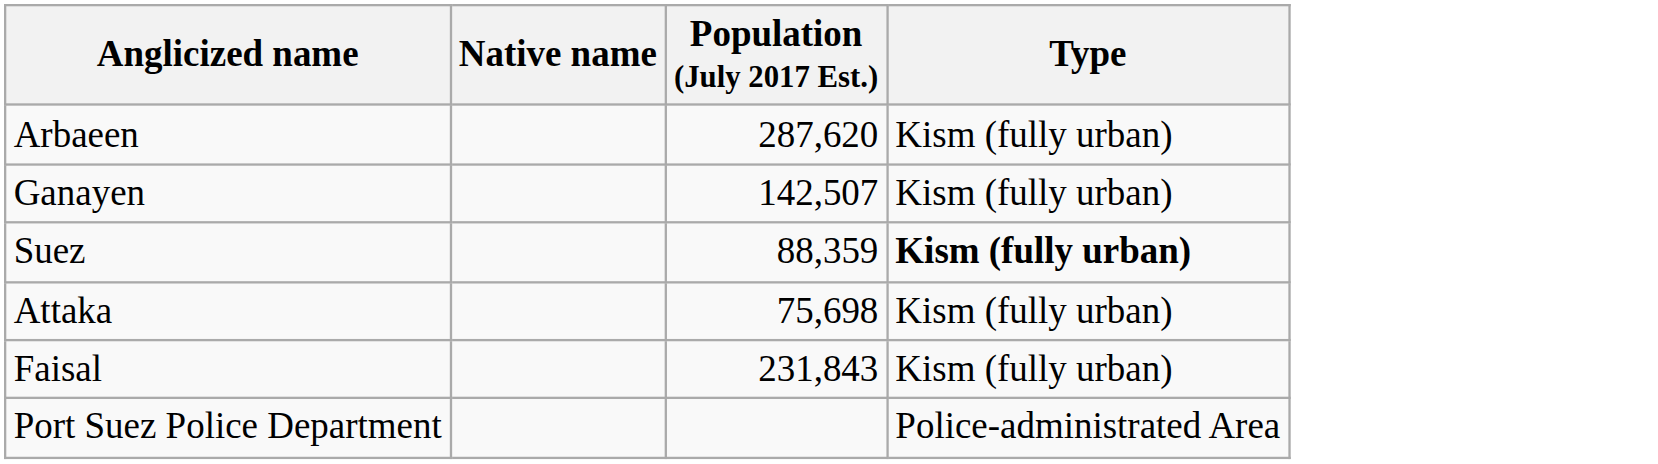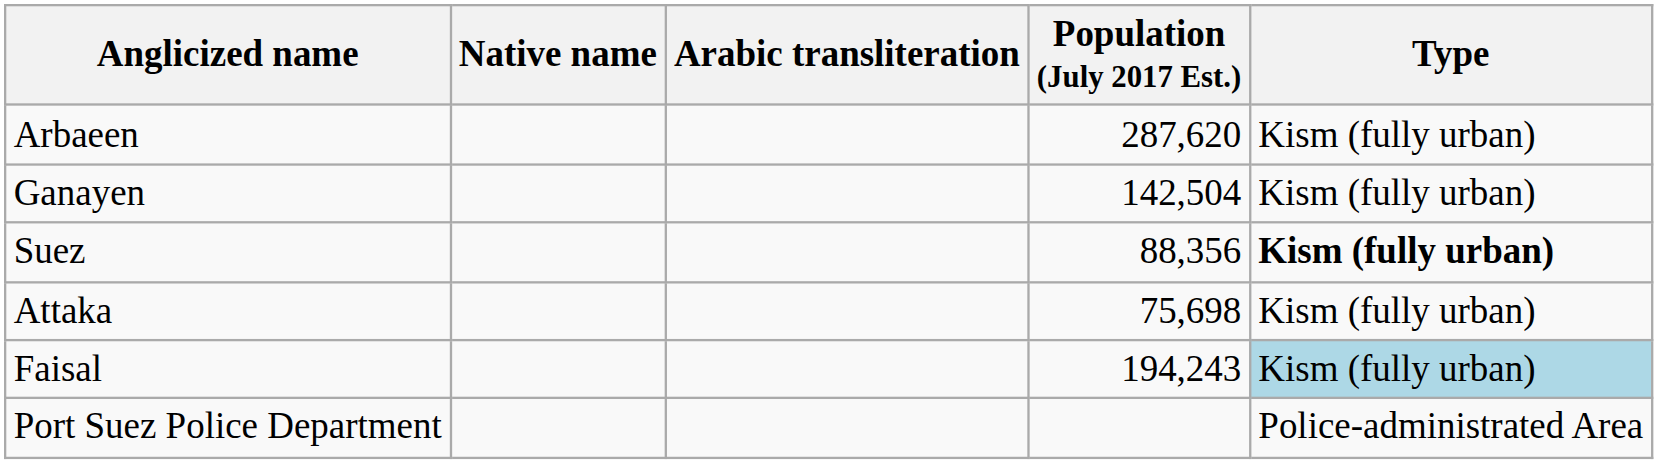+ column: (847, 54)
(818, 192) 142,507 -> (1181, 192) 142,504
(828, 251) 88,359 -> (1190, 251) 88,356
(818, 368) 231,843 -> (1181, 368) 194,243
(1034, 368) no background -> (1397, 368) lightblue background
